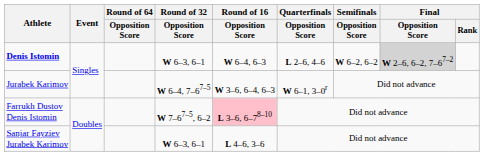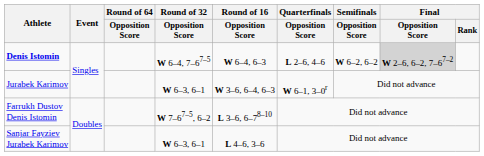(184, 62) W 6–3, 6–1 -> (184, 62) W 6–4, 7–67–5
(184, 90) W 6–4, 7–67–5 -> (184, 90) W 6–3, 6–1
(245, 117) pink background -> (245, 117) no background
